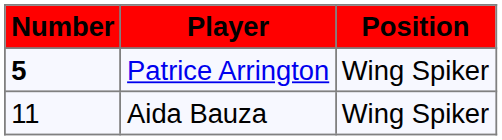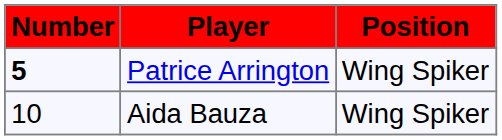(25, 113) 11 -> (26, 113) 10
